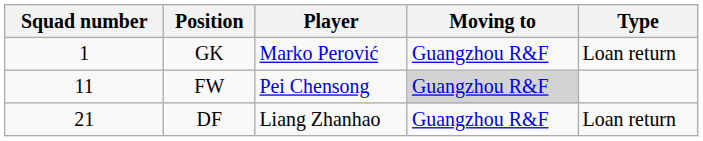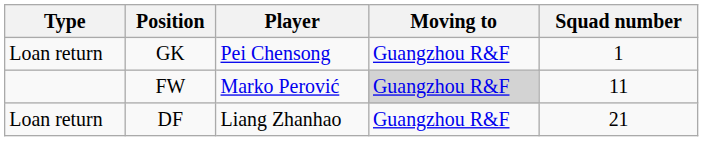columns swapped: (84, 21) <-> (638, 21)
(319, 53) Marko Perović -> (275, 53) Pei Chensong
(314, 86) Pei Chensong -> (280, 86) Marko Perović
